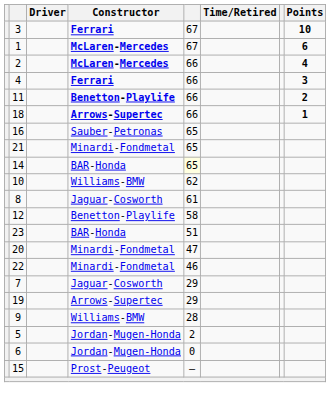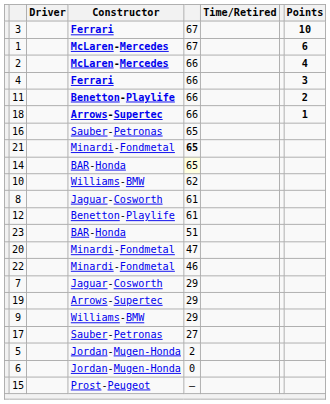(192, 148) normal -> (192, 148) bold
(192, 216) 58 -> (192, 216) 61
(192, 318) 28 -> (192, 318) 29
+ row: (18, 335)
